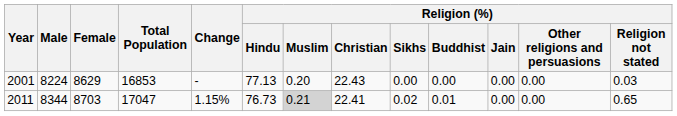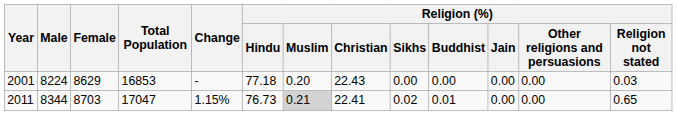(261, 81) 77.13 -> (261, 81) 77.18
